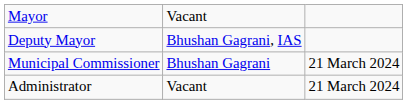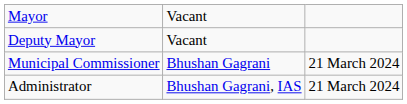(234, 39) Bhushan Gagrani, IAS -> (187, 39) Vacant
(187, 87) Vacant -> (234, 87) Bhushan Gagrani, IAS
